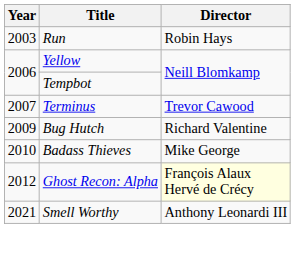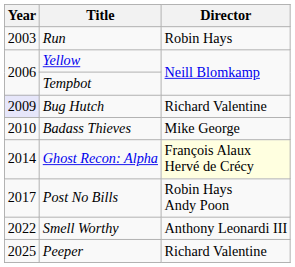- row: (69, 106)
(22, 128) no background -> (22, 106) lavender background
(22, 181) 2012 -> (22, 159) 2014
+ row: (80, 197)
(22, 212) 2021 -> (22, 228) 2022
+ row: (63, 251)
